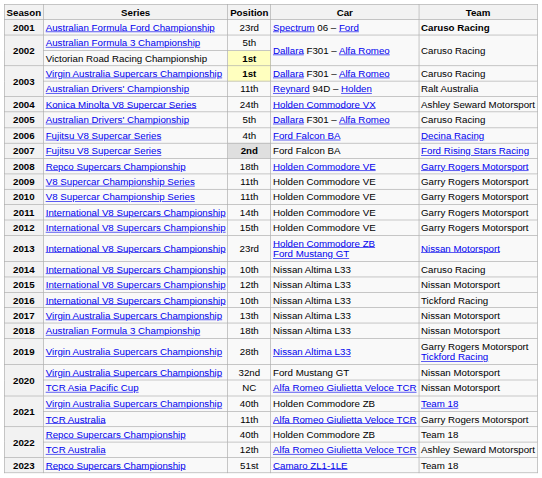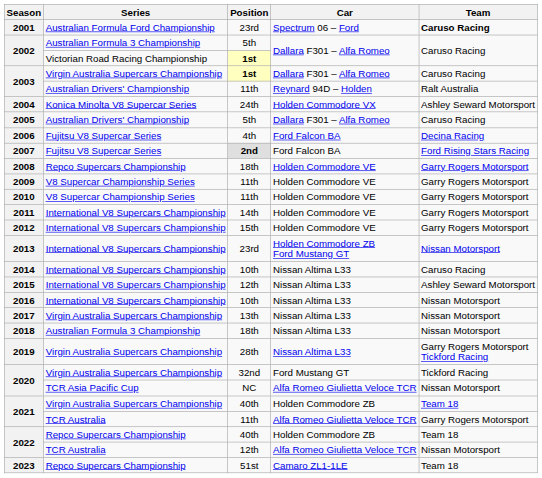(460, 285) Nissan Motorsport -> (478, 285) Ashley Seward Motorsport
(455, 300) Tickford Racing -> (460, 300) Nissan Motorsport
(460, 373) Nissan Motorsport -> (455, 373) Tickford Racing
(478, 450) Ashley Seward Motorsport -> (460, 450) Nissan Motorsport
